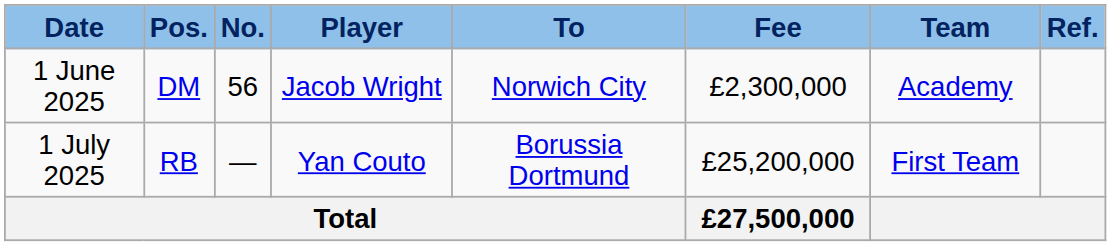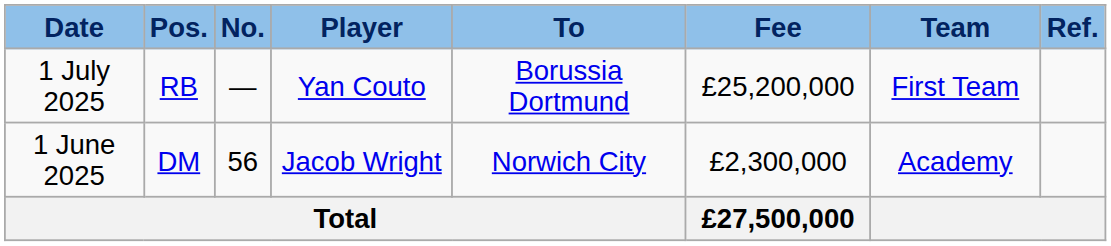rows swapped: (74, 86) <-> (74, 160)
